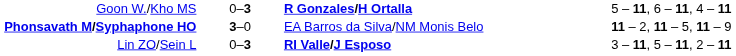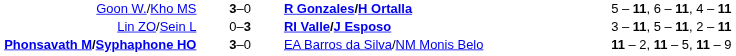(240, 9) 0–3 -> (240, 9) 3–0
rows swapped: (100, 26) <-> (157, 44)
